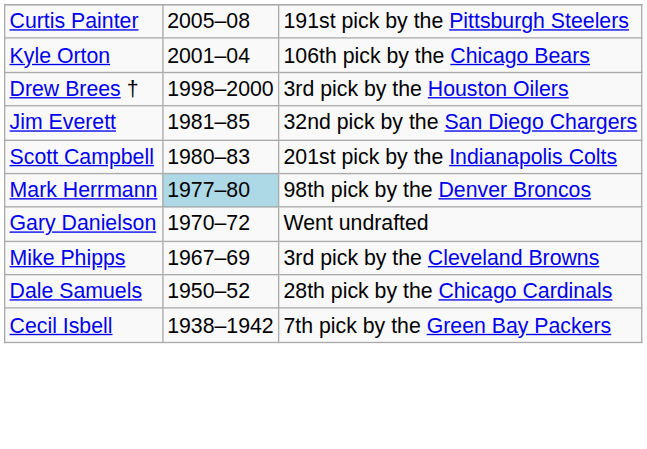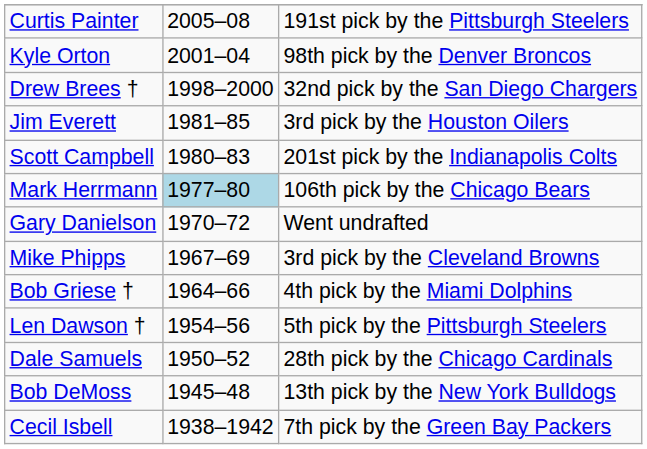(437, 55) 106th pick by the Chicago Bears -> (437, 55) 98th pick by the Denver Broncos
(426, 88) 3rd pick by the Houston Oilers -> (460, 88) 32nd pick by the San Diego Chargers
(460, 122) 32nd pick by the San Diego Chargers -> (426, 122) 3rd pick by the Houston Oilers
(437, 190) 98th pick by the Denver Broncos -> (437, 190) 106th pick by the Chicago Bears
+ row: (72, 291)
+ row: (78, 325)
+ row: (70, 392)
